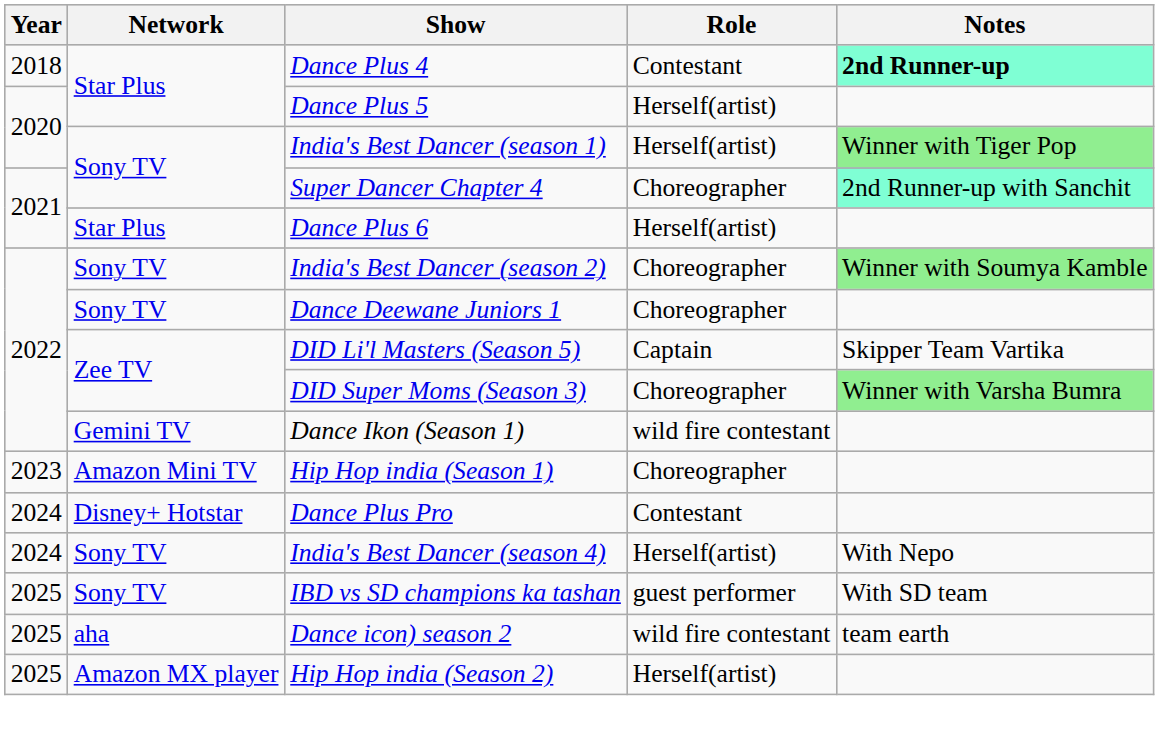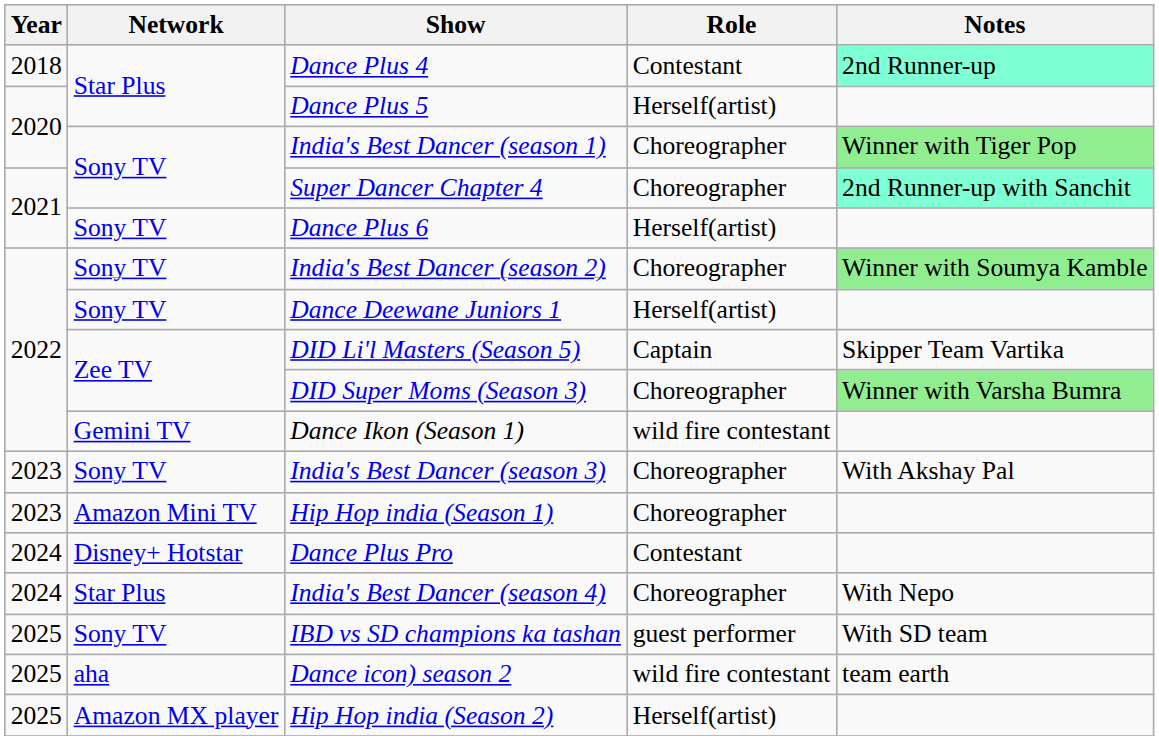(926, 65) bold -> (919, 65) normal
(704, 146) Herself(artist) -> (709, 146) Choreographer
(120, 227) Star Plus -> (120, 227) Sony TV
(709, 308) Choreographer -> (704, 308) Herself(artist)
+ row: (448, 471)
(120, 552) Sony TV -> (120, 593) Star Plus
(704, 552) Herself(artist) -> (709, 593) Choreographer
